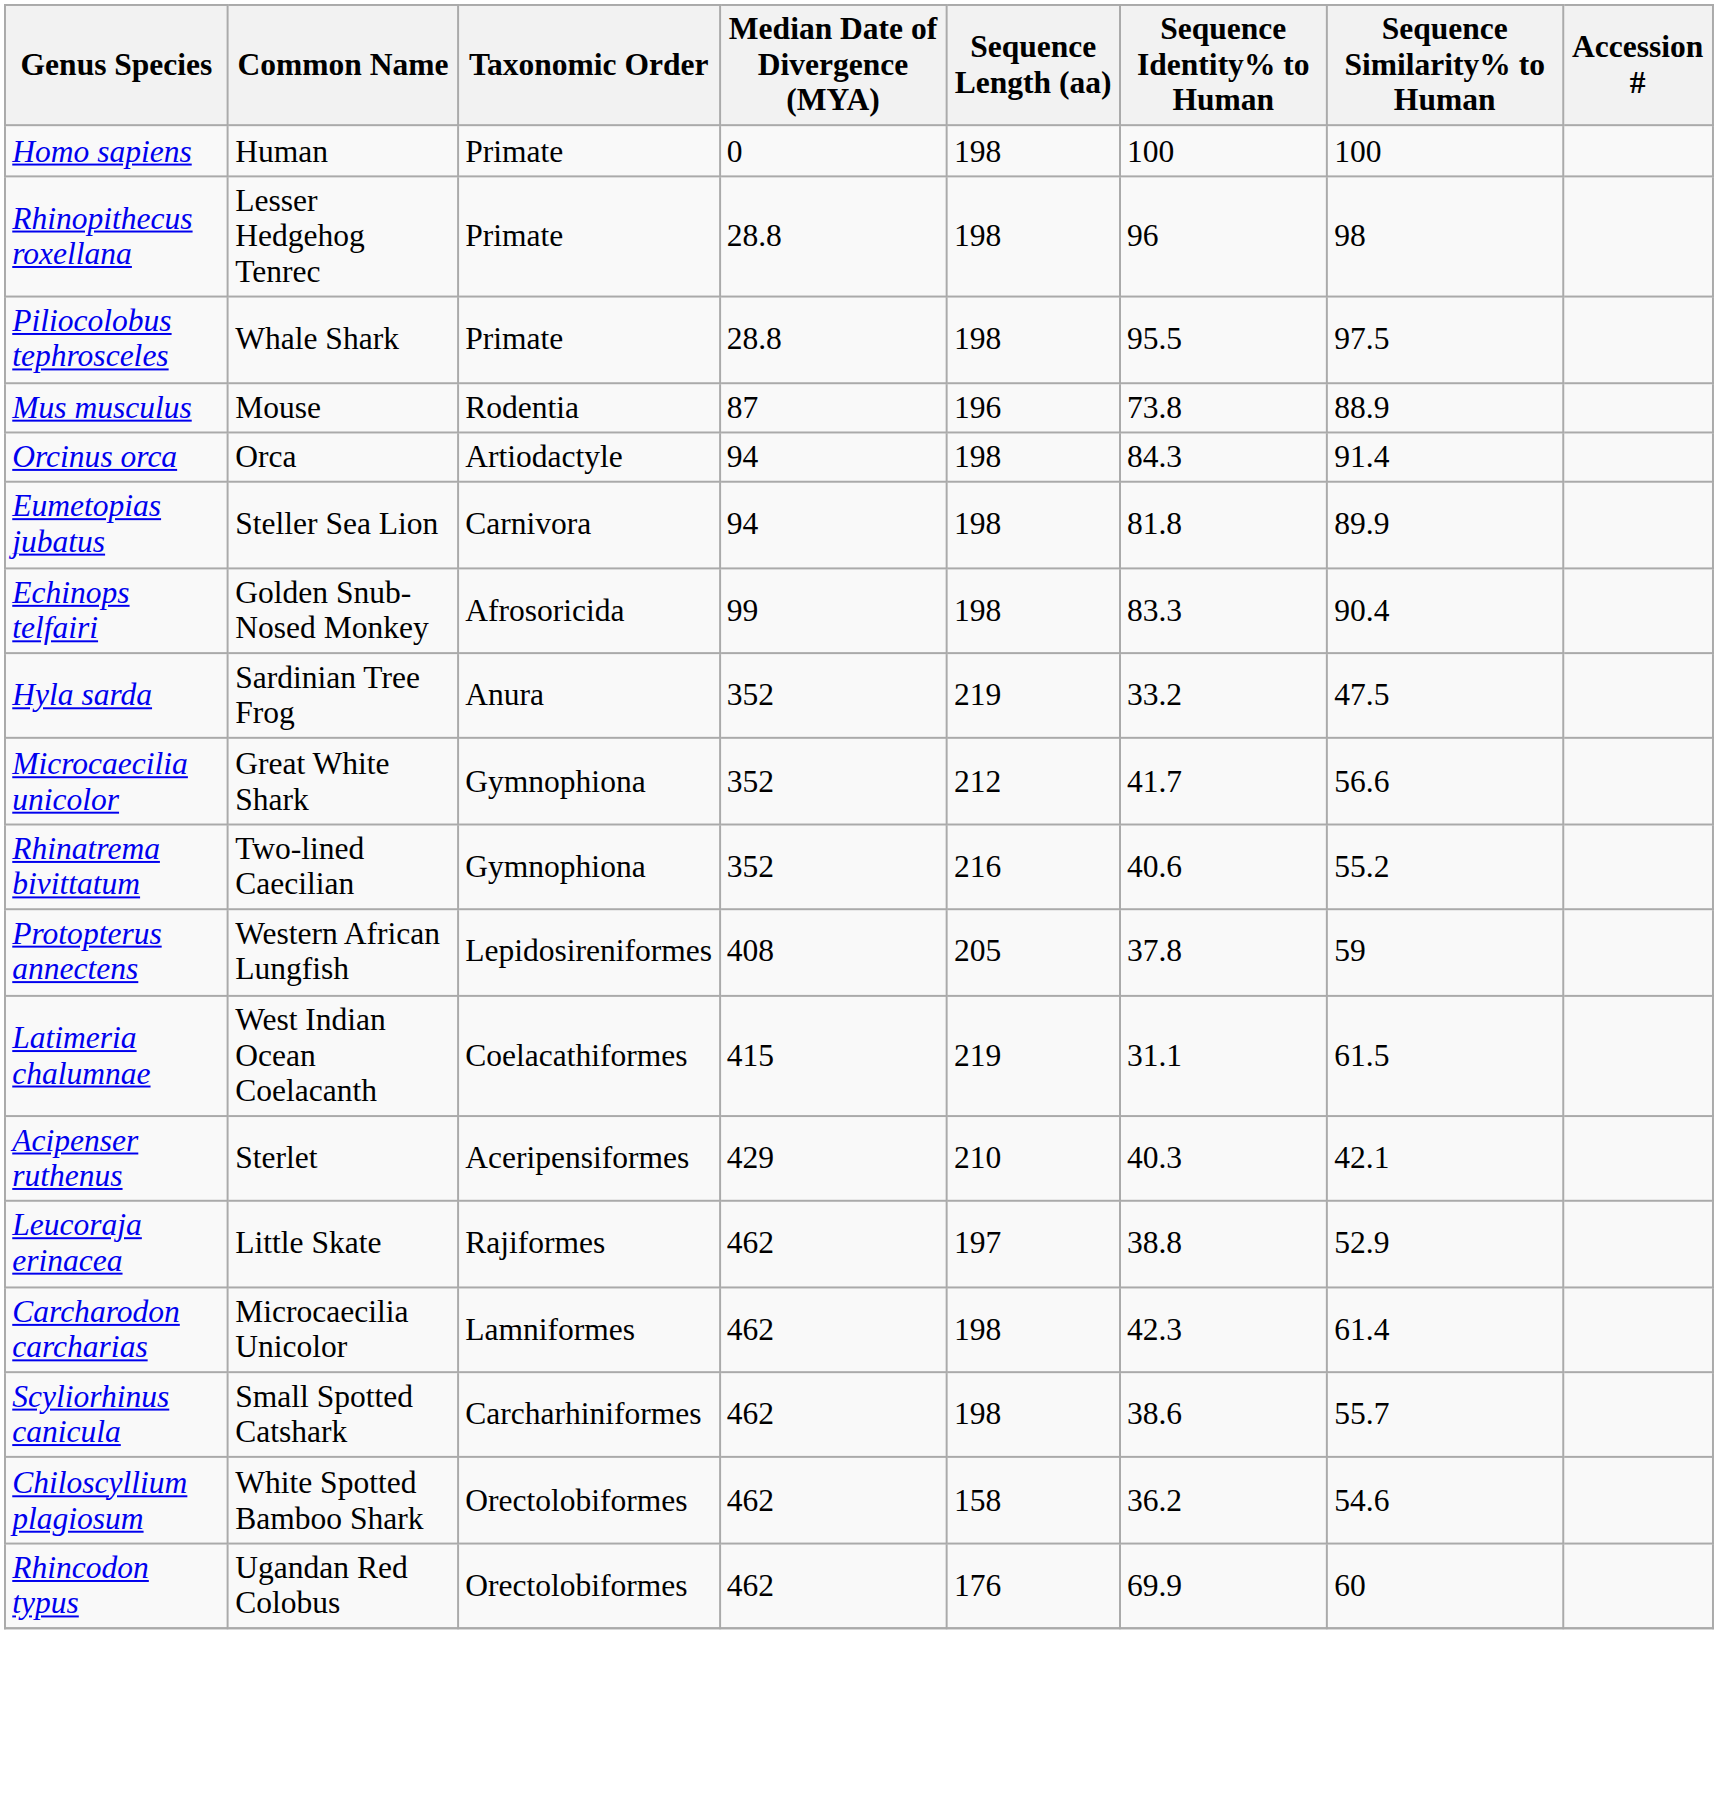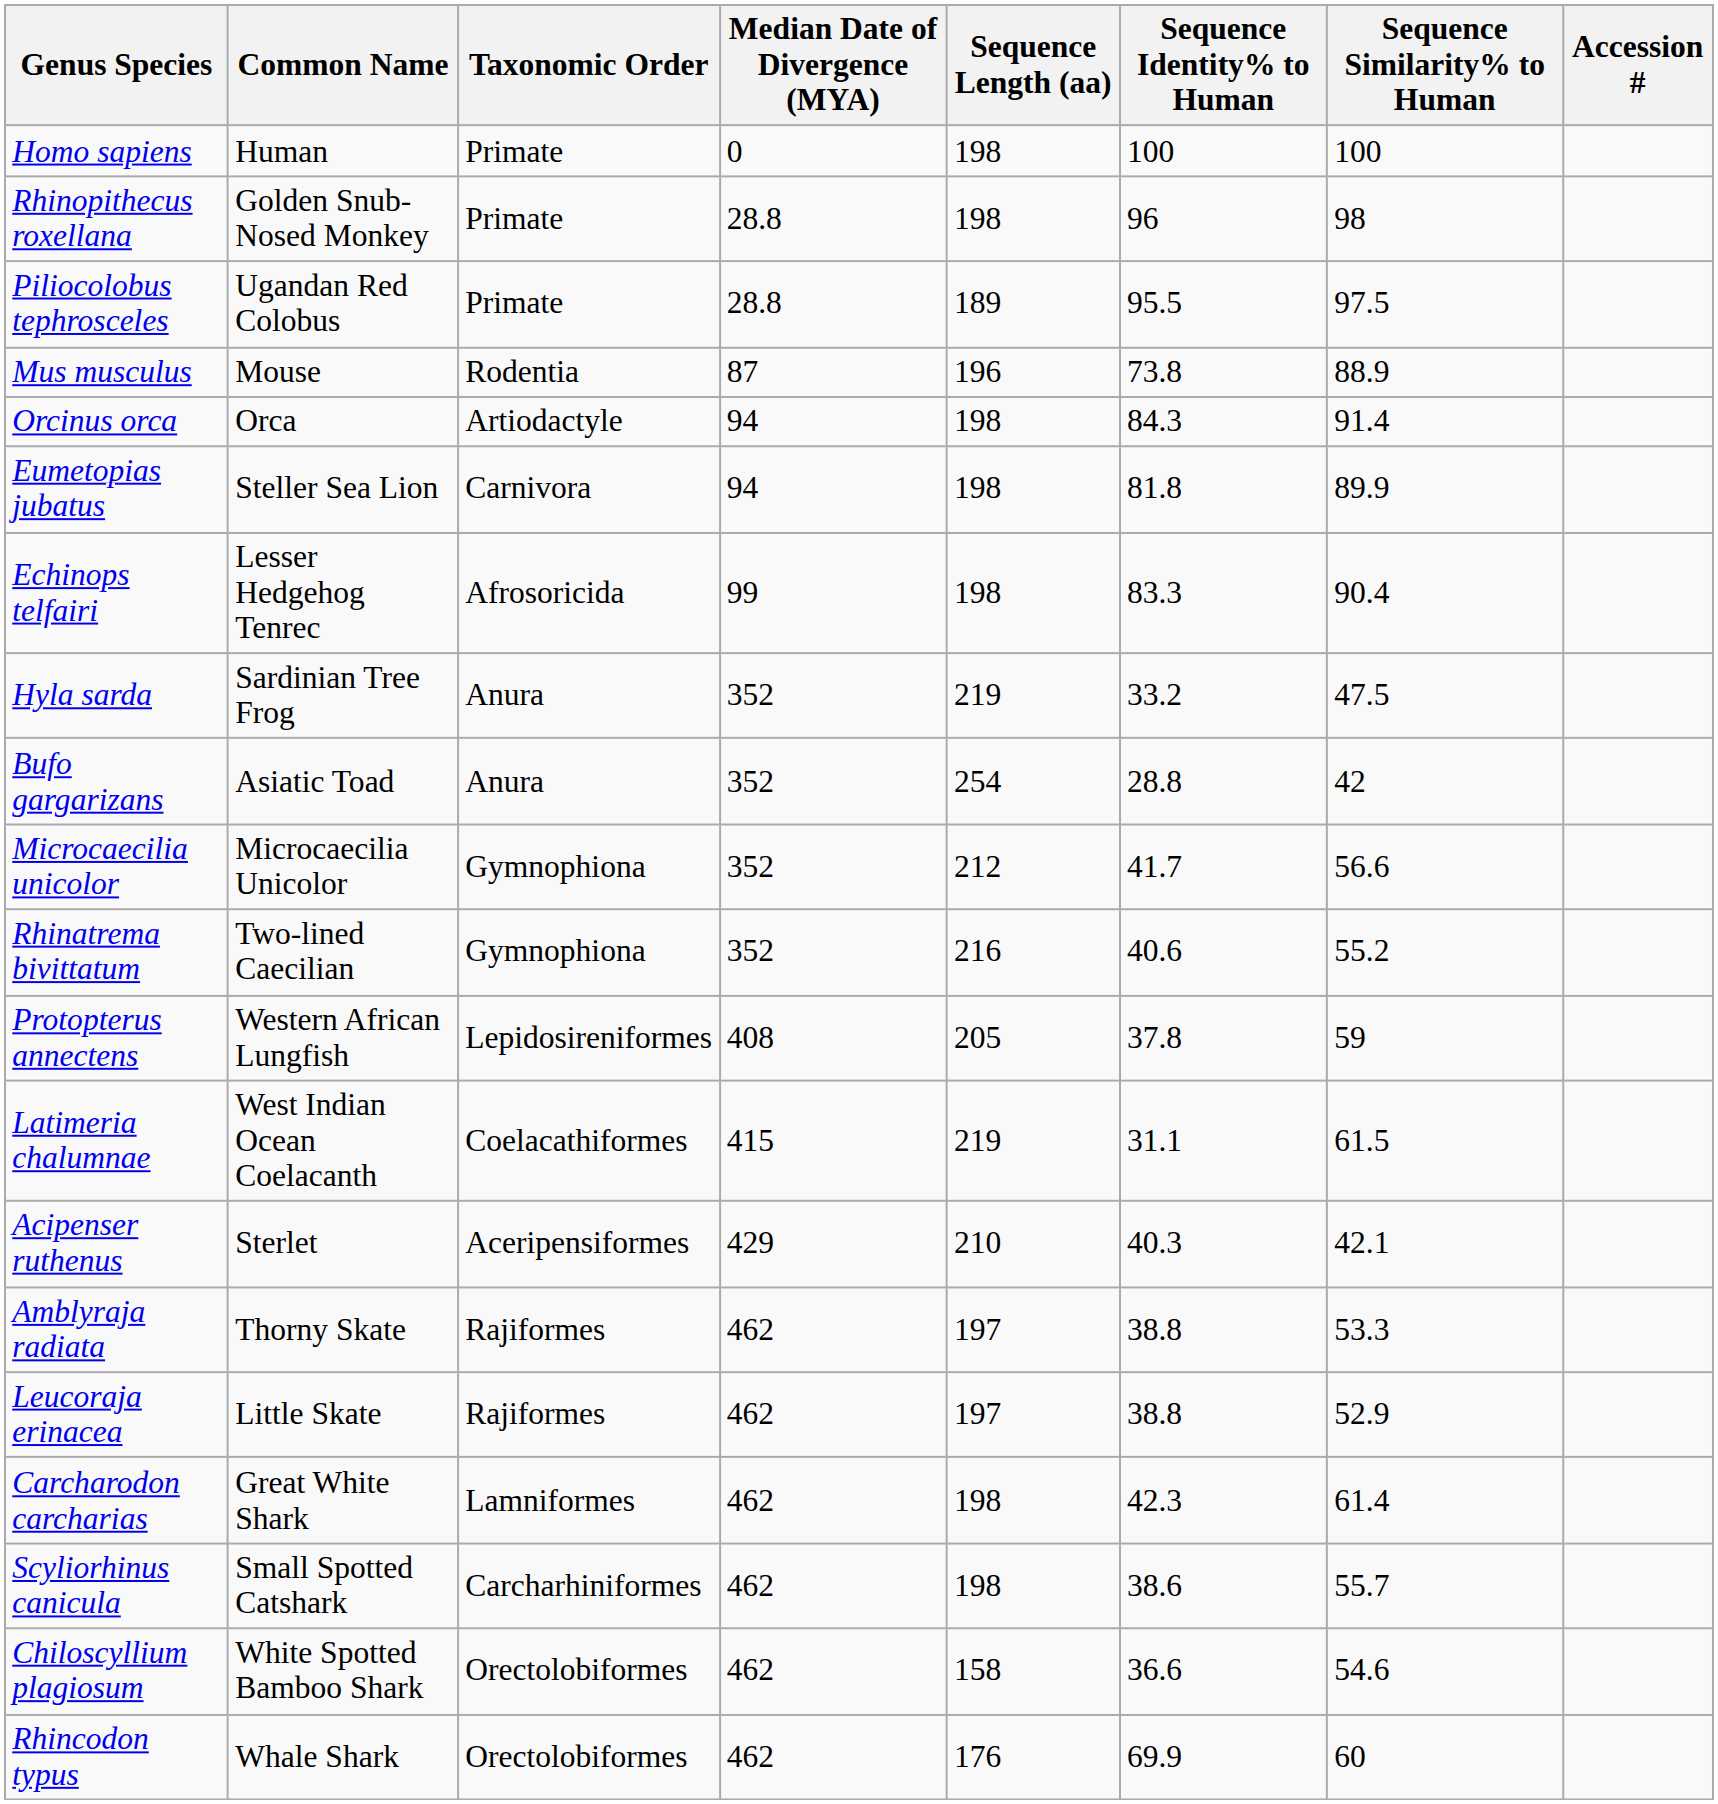(300, 235) Lesser Hedgehog Tenrec -> (332, 218) Golden Snub-Nosed Monkey
(317, 339) Whale Shark -> (321, 303) Ugandan Red Colobus
(978, 339) 198 -> (978, 303) 189
(332, 609) Golden Snub-Nosed Monkey -> (300, 592) Lesser Hedgehog Tenrec
+ row: (88, 780)
(312, 780) Great White Shark -> (322, 866) Microcaecilia Unicolor
+ row: (79, 1328)
(322, 1328) Microcaecilia Unicolor -> (312, 1499) Great White Shark
(1154, 1499) 36.2 -> (1154, 1670) 36.6
(321, 1585) Ugandan Red Colobus -> (317, 1756) Whale Shark
